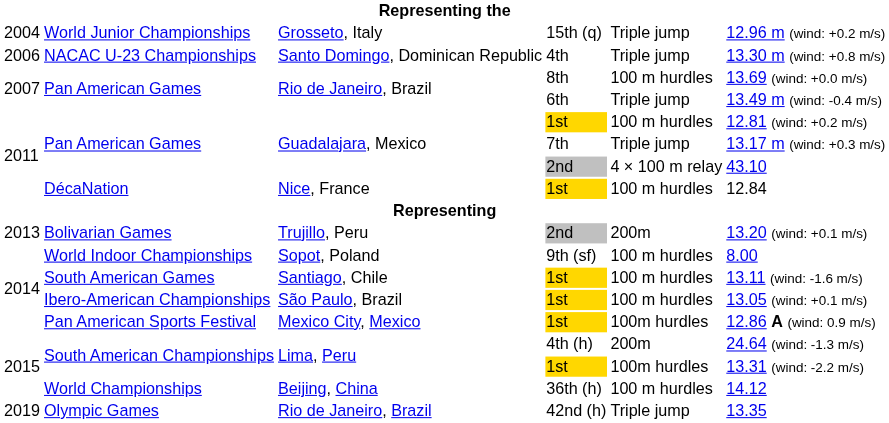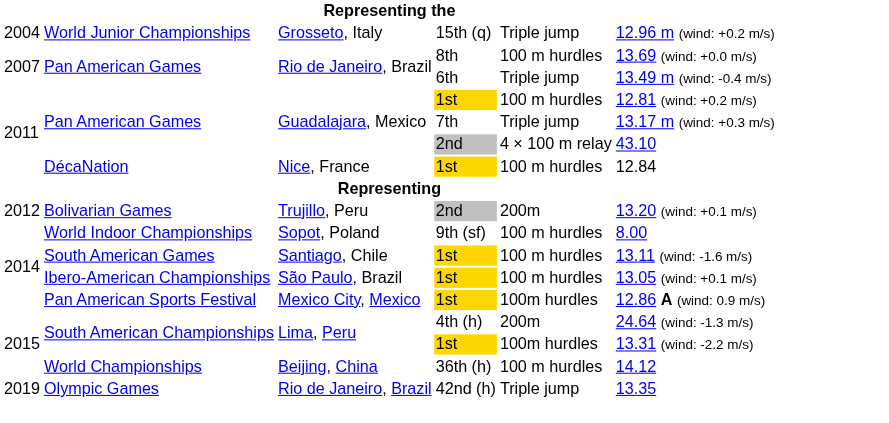- row: (150, 55)
(22, 233) 2013 -> (22, 211) 2012
